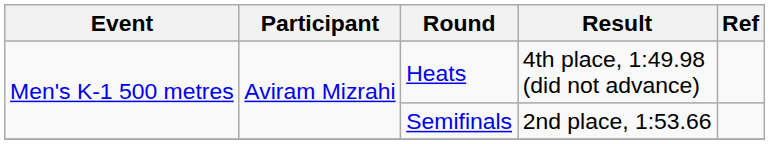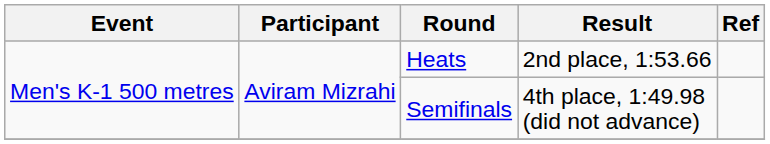(614, 72) 4th place, 1:49.98 (did not advance) -> (617, 59) 2nd place, 1:53.66
(617, 121) 2nd place, 1:53.66 -> (614, 109) 4th place, 1:49.98 (did not advance)
